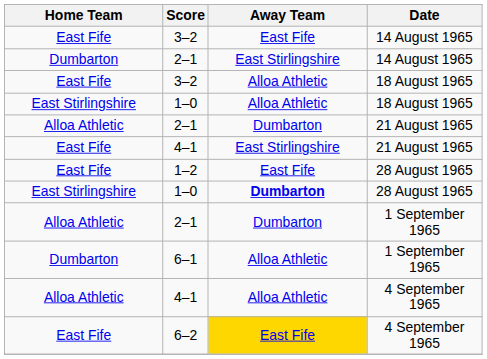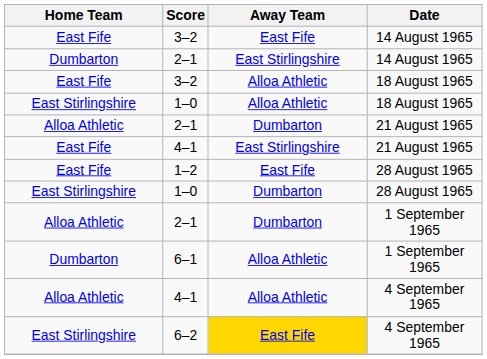(288, 192) bold -> (288, 192) normal
(84, 335) East Fife -> (84, 335) East Stirlingshire
